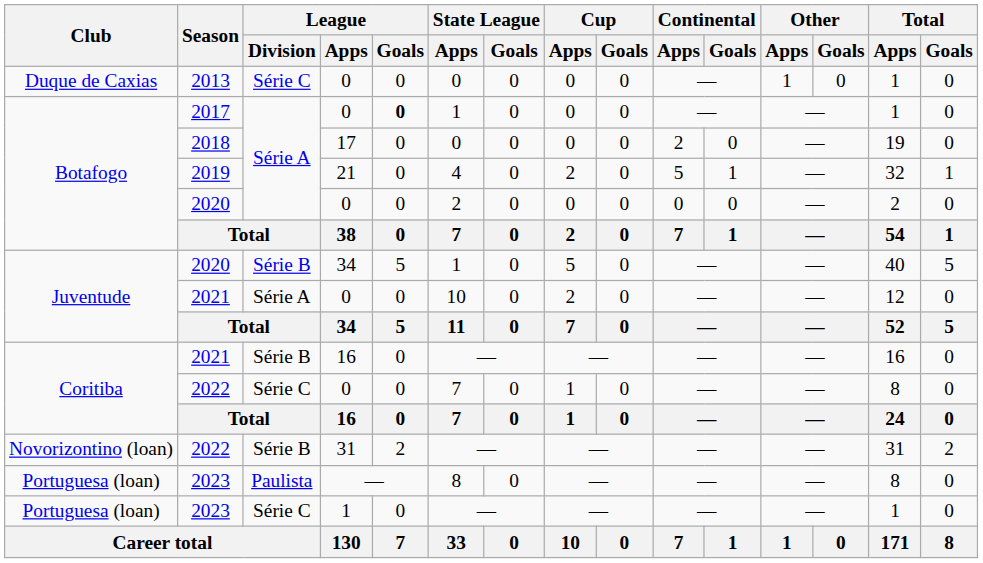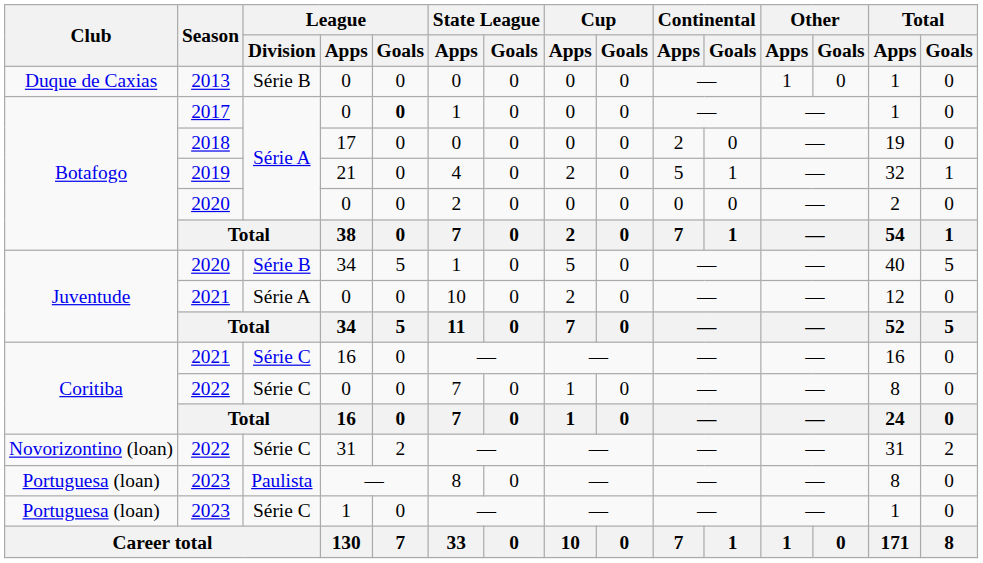(282, 81) Série C -> (282, 81) Série B
(282, 357) Série B -> (282, 357) Série C
(282, 449) Série B -> (282, 449) Série C
